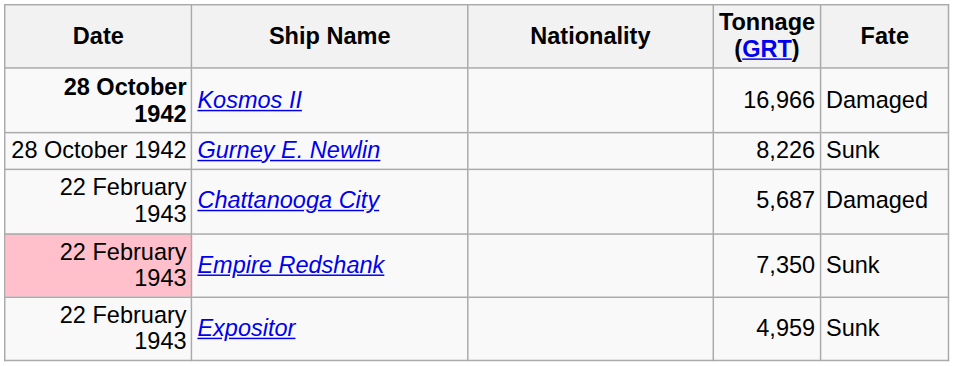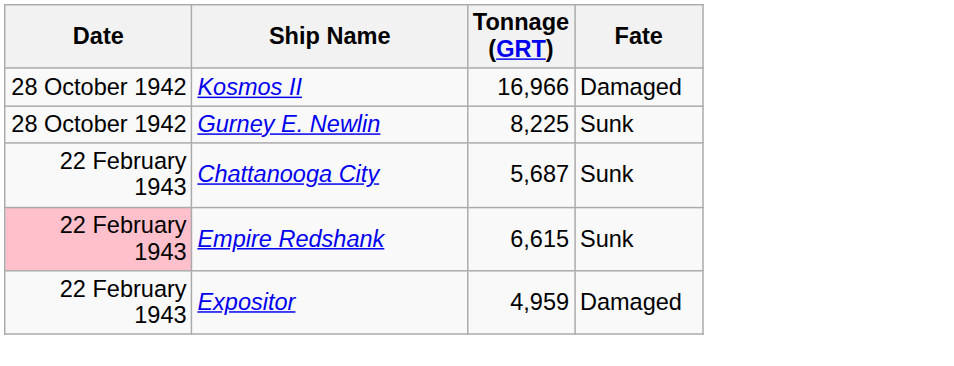- column: (590, 36)
(125, 100) bold -> (99, 86) normal
(786, 150) 8,226 -> (540, 124) 8,225
(877, 201) Damaged -> (607, 174) Sunk
(786, 264) 7,350 -> (540, 238) 6,615
(853, 328) Sunk -> (631, 302) Damaged
